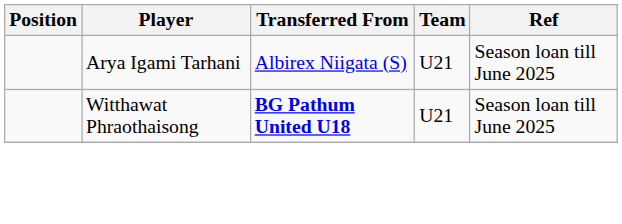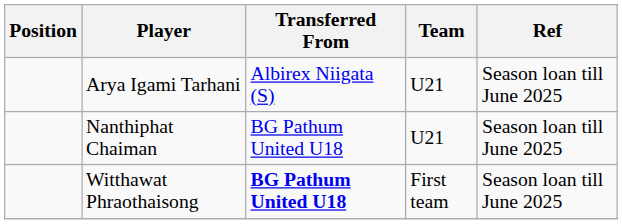+ row: (130, 137)
(436, 115) U21 -> (429, 191) First team
